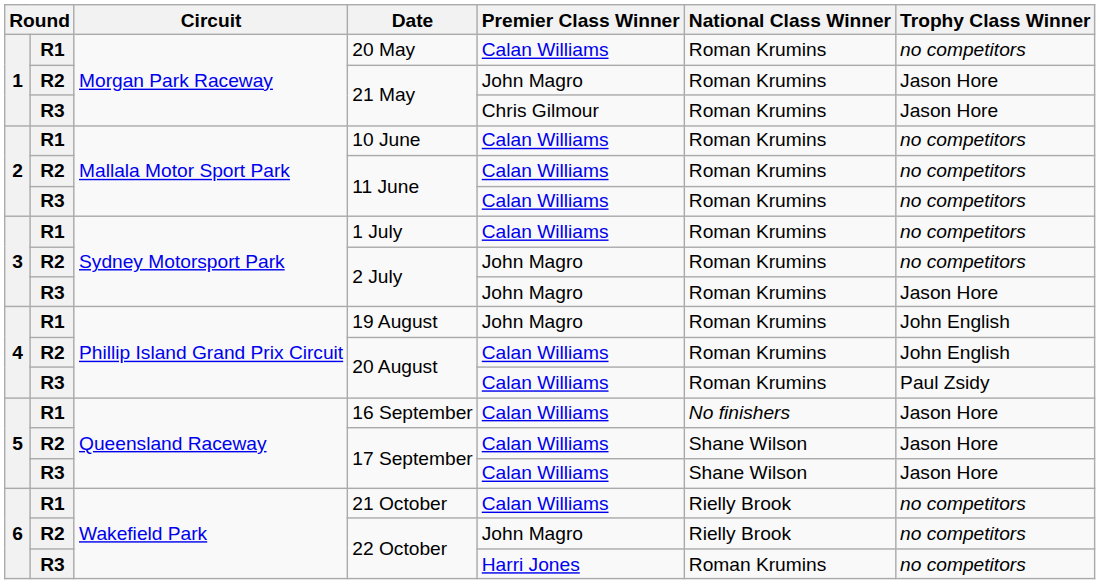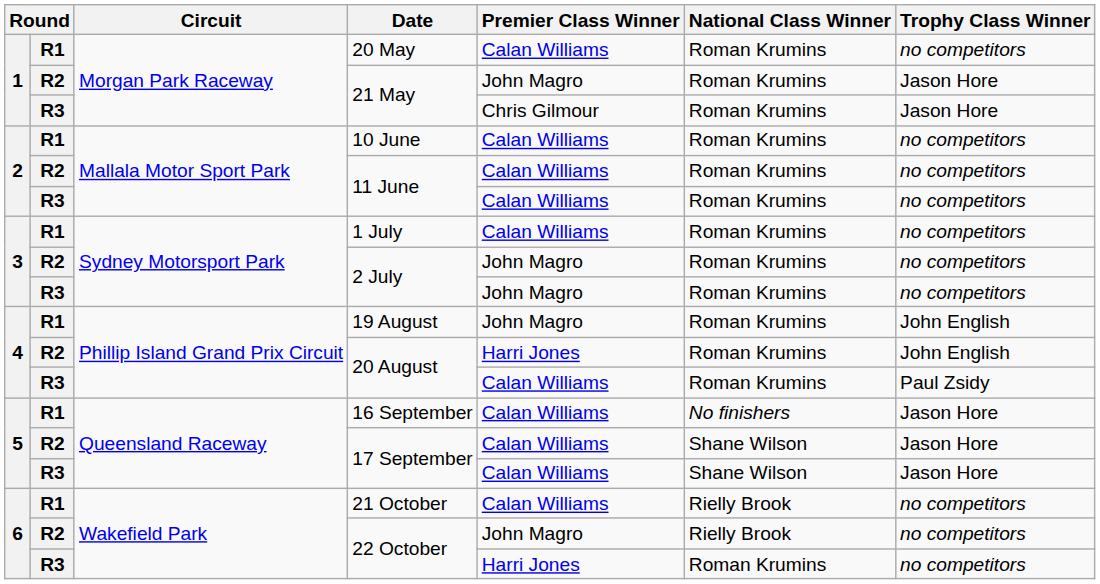(949, 291) Jason Hore -> (963, 291) no competitors
(545, 352) Calan Williams -> (531, 352) Harri Jones
